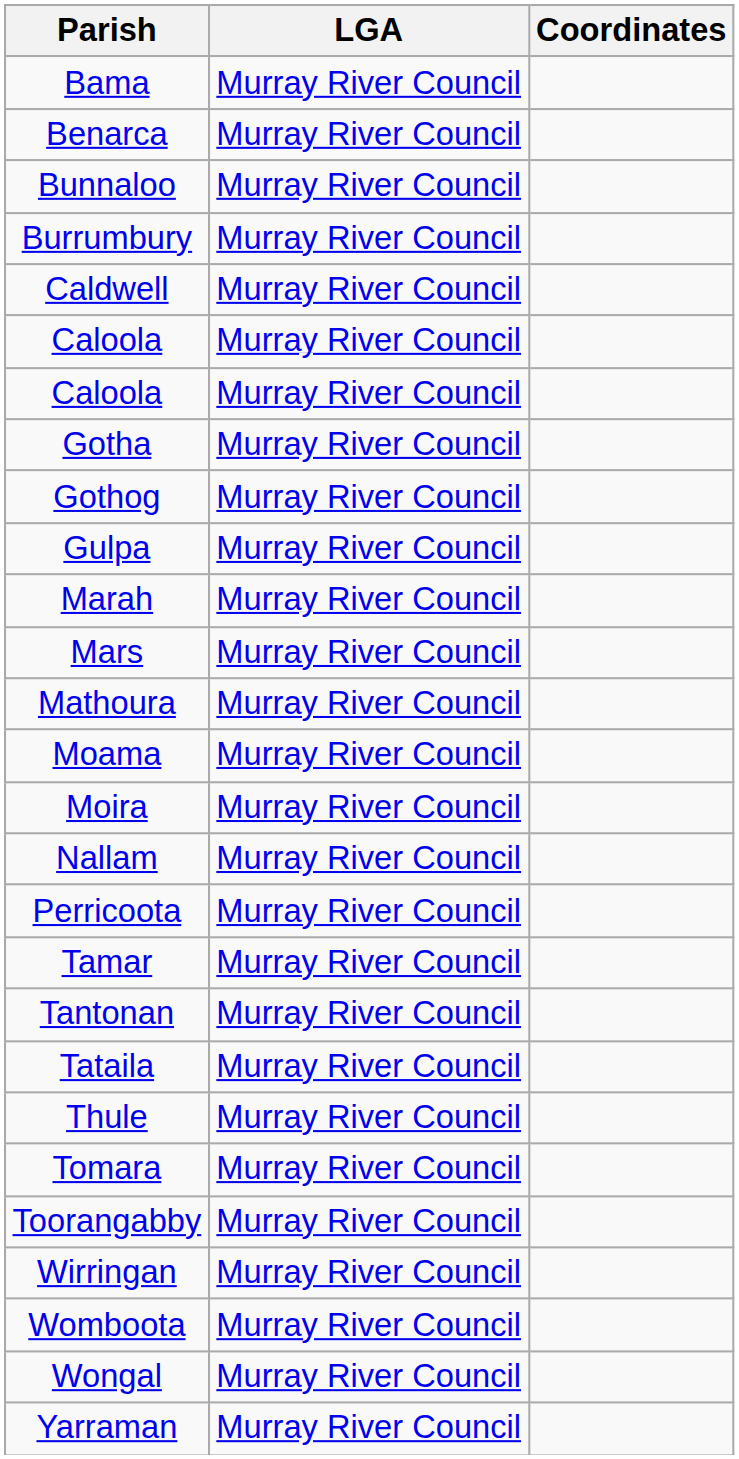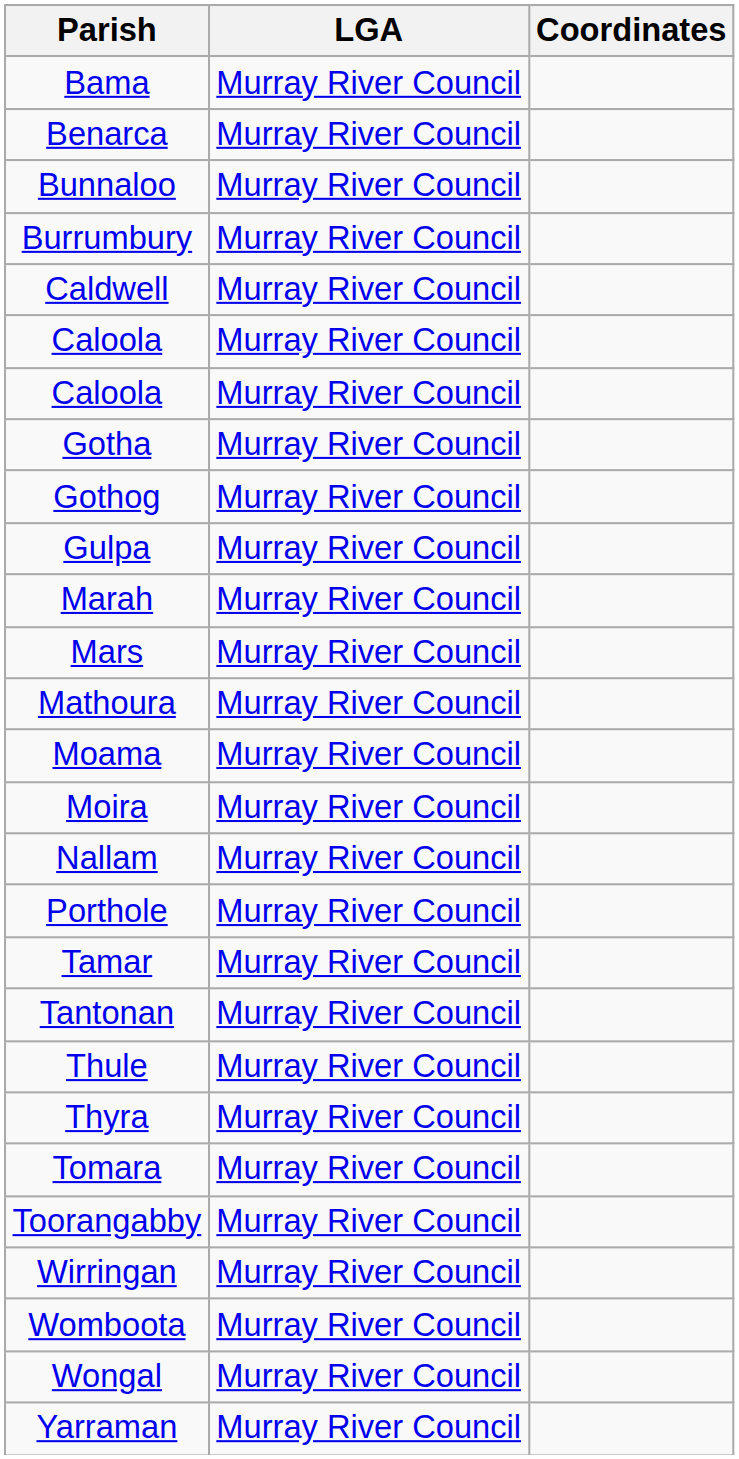- row: (107, 910)
+ row: (107, 910)
- row: (107, 1065)
+ row: (107, 1117)
